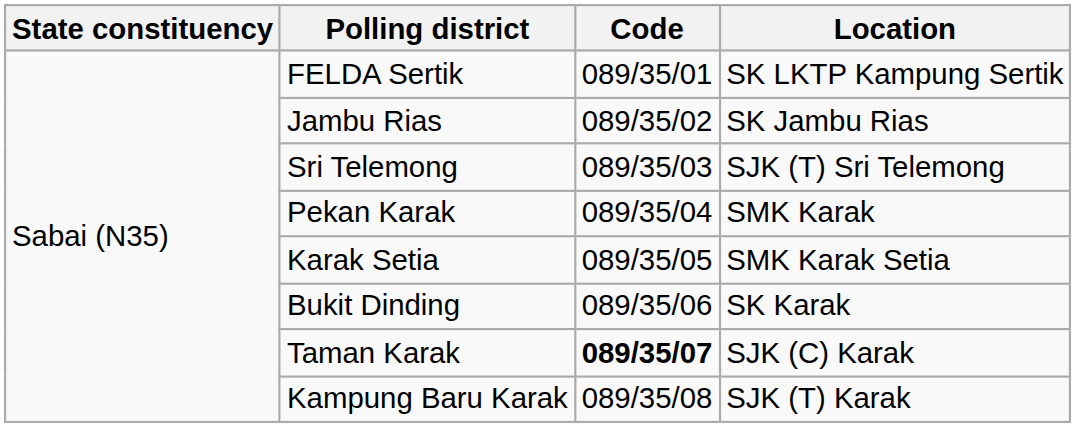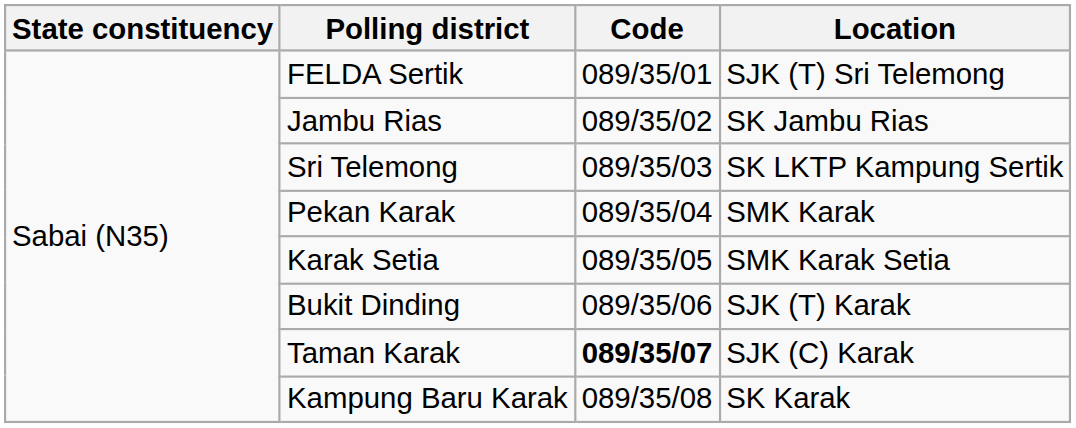(895, 74) SK LKTP Kampung Sertik -> (866, 74) SJK (T) Sri Telemong
(866, 167) SJK (T) Sri Telemong -> (895, 167) SK LKTP Kampung Sertik
(788, 306) SK Karak -> (818, 306) SJK (T) Karak
(818, 398) SJK (T) Karak -> (788, 398) SK Karak
